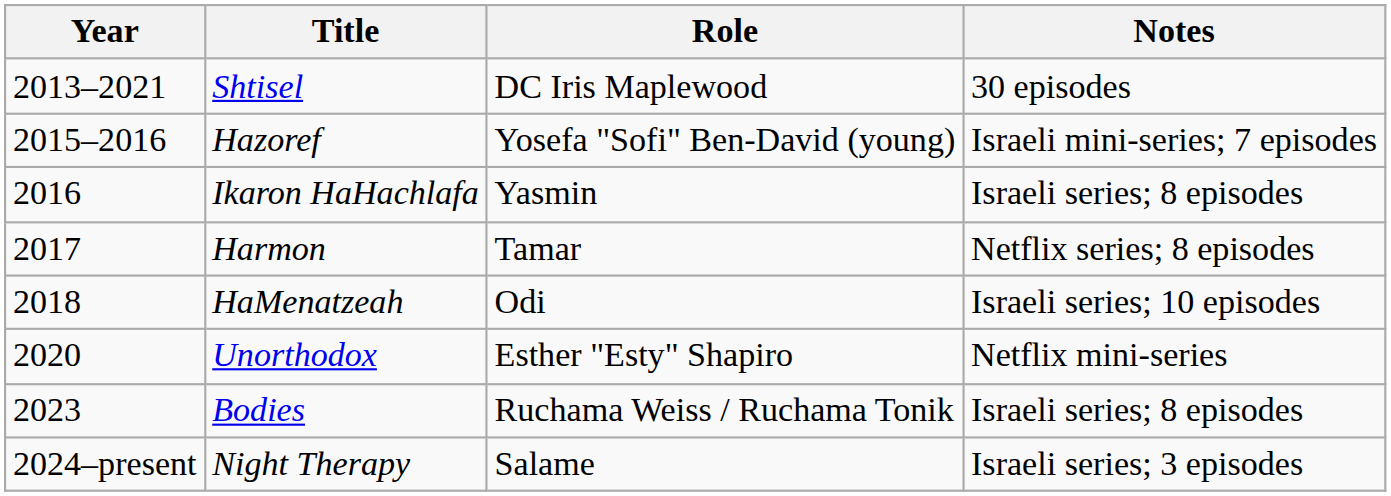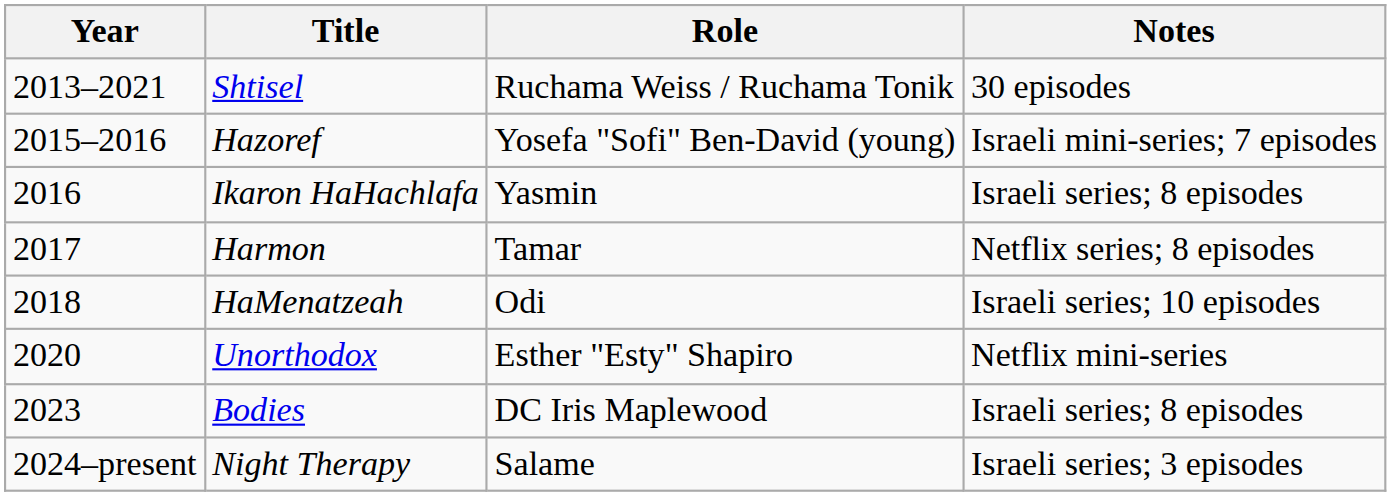(631, 85) DC Iris Maplewood -> (724, 85) Ruchama Weiss / Ruchama Tonik
(724, 409) Ruchama Weiss / Ruchama Tonik -> (631, 409) DC Iris Maplewood
